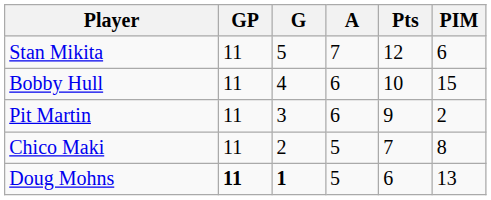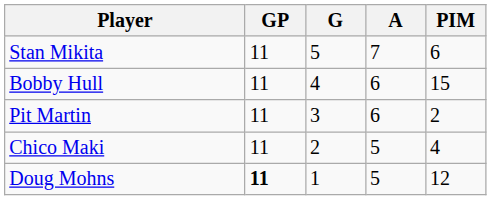- column: (405, 20)
(442, 147) 8 -> (435, 147) 4
(281, 178) bold -> (315, 178) normal
(447, 178) 13 -> (440, 178) 12
